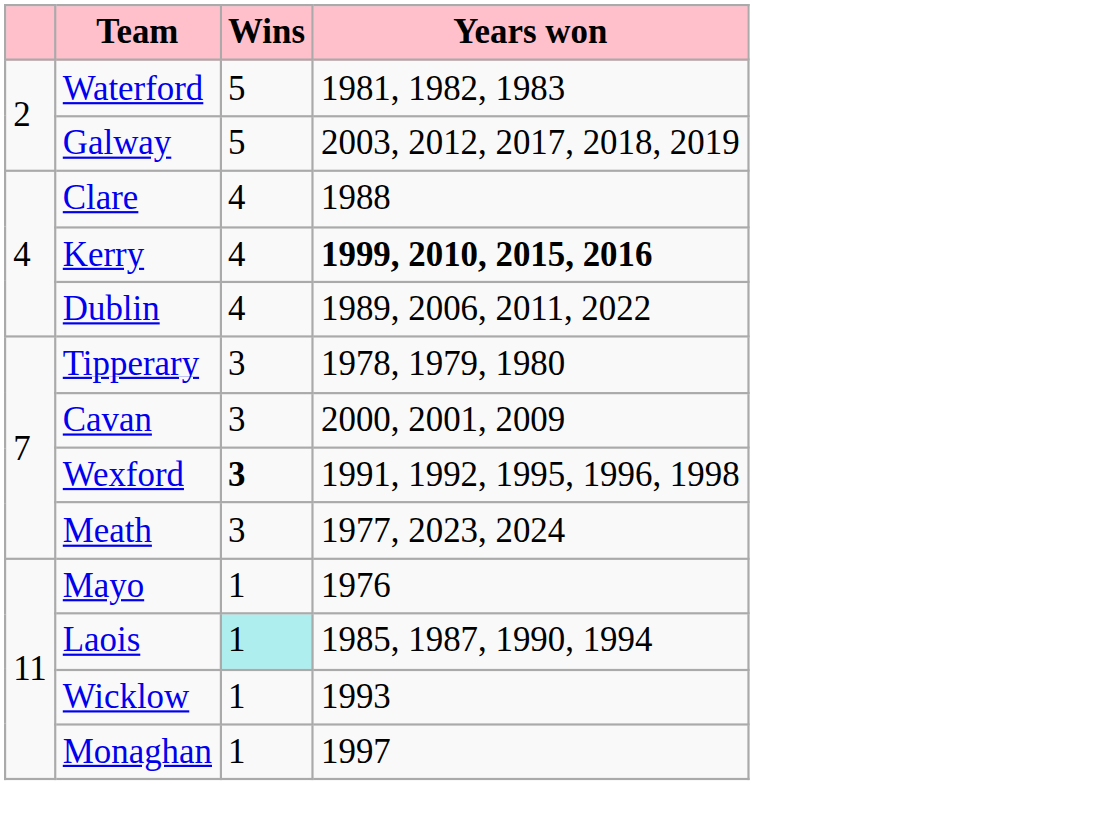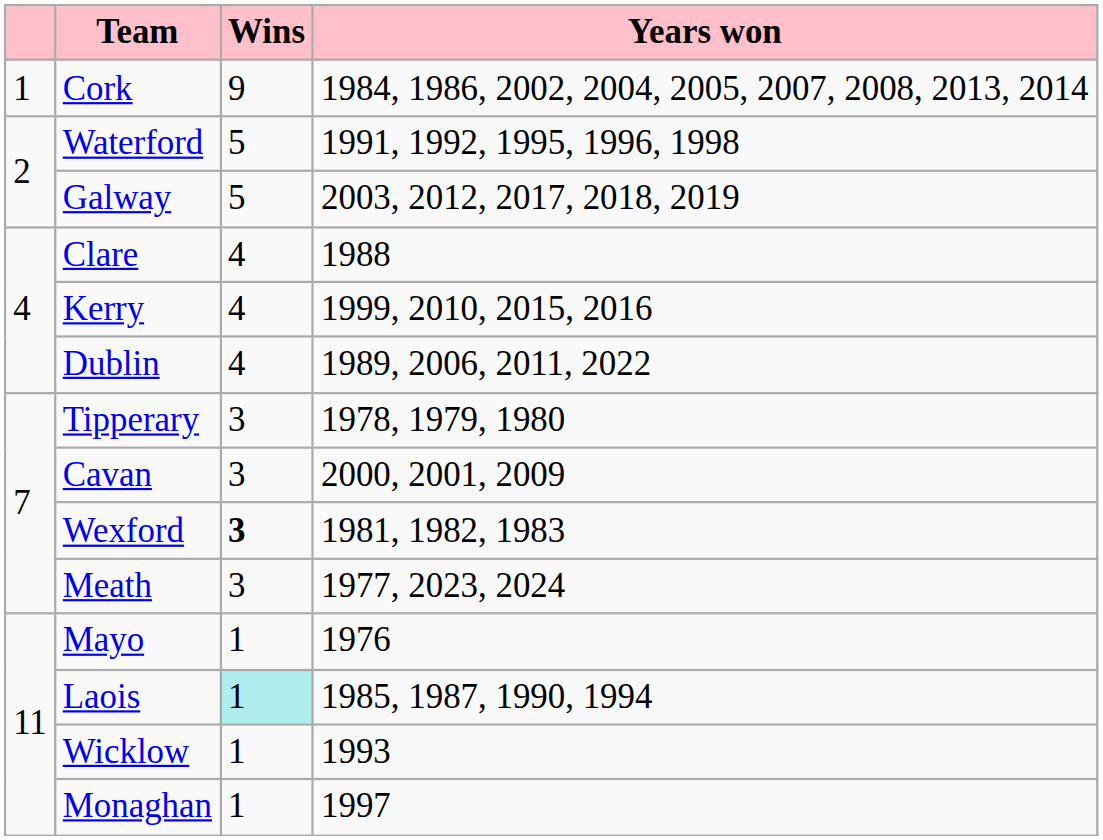+ row: (98, 87)
(443, 87) 1981, 1982, 1983 -> (530, 142) 1991, 1992, 1995, 1996, 1998
(487, 253) bold -> (487, 308) normal
(530, 474) 1991, 1992, 1995, 1996, 1998 -> (443, 530) 1981, 1982, 1983
